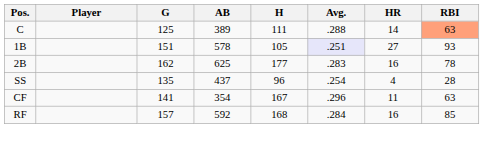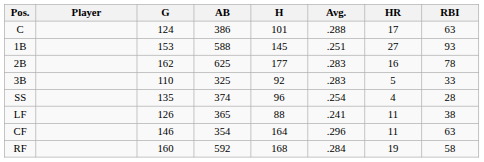(165, 30) 125 -> (165, 30) 124
(222, 30) 389 -> (222, 30) 386
(279, 30) 111 -> (279, 30) 101
(393, 30) 14 -> (393, 30) 17
(450, 30) lightsalmon background -> (450, 30) no background
(165, 47) 151 -> (165, 47) 153
(222, 47) 578 -> (222, 47) 588
(279, 47) 105 -> (279, 47) 145
(336, 47) lavender background -> (336, 47) no background
+ row: (20, 81)
(222, 81) 437 -> (222, 98) 374
+ row: (20, 115)
(165, 98) 141 -> (165, 132) 146
(279, 98) 167 -> (279, 132) 164
(165, 115) 157 -> (165, 149) 160
(393, 115) 16 -> (393, 149) 19
(450, 115) 85 -> (450, 149) 58
